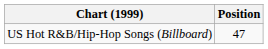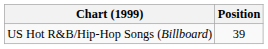(239, 33) 47 -> (239, 33) 39
